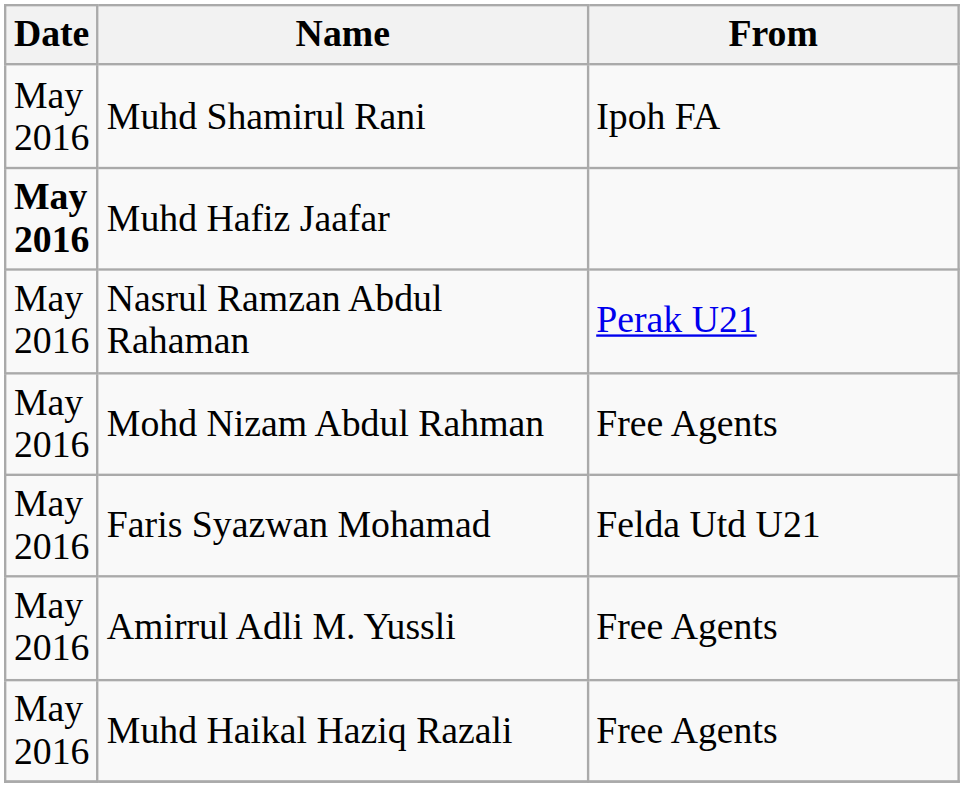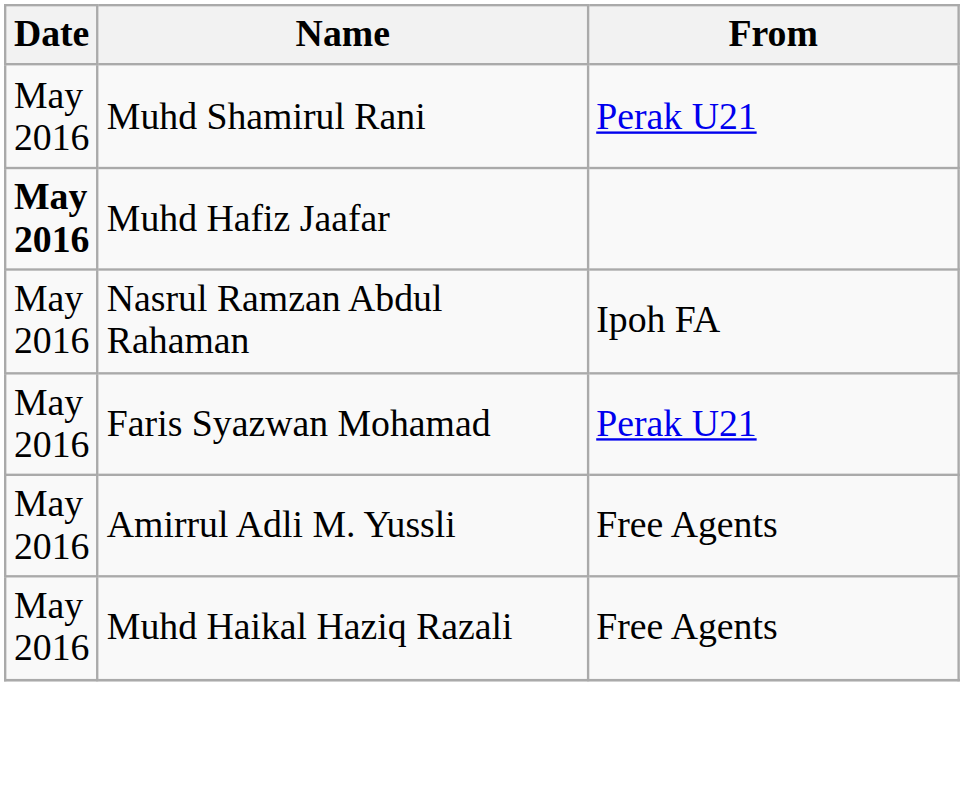(658, 115) Ipoh FA -> (676, 115) Perak U21
(676, 320) Perak U21 -> (658, 320) Ipoh FA
- row: (325, 422)
(708, 525) Felda Utd U21 -> (676, 422) Perak U21
